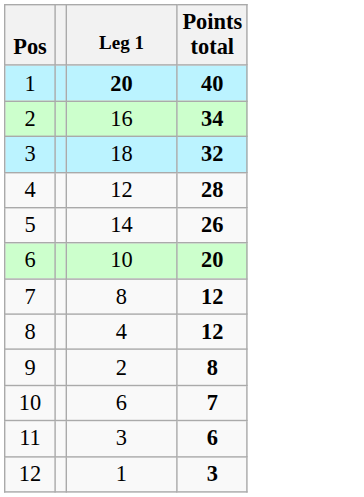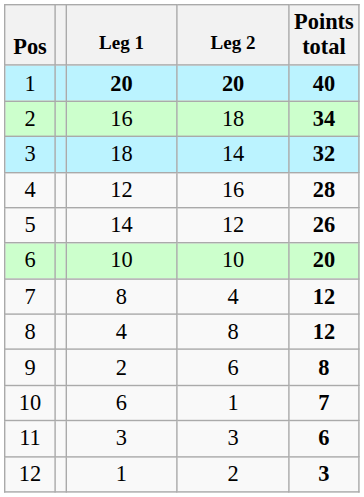+ column: (233, 42)
